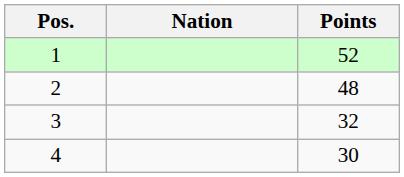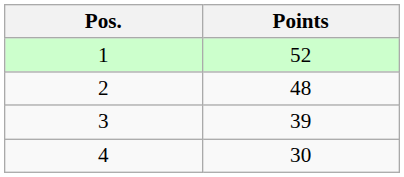- column: (202, 21)
(348, 121) 32 -> (301, 121) 39
